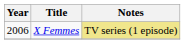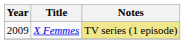(18, 30) 2006 -> (18, 30) 2009
